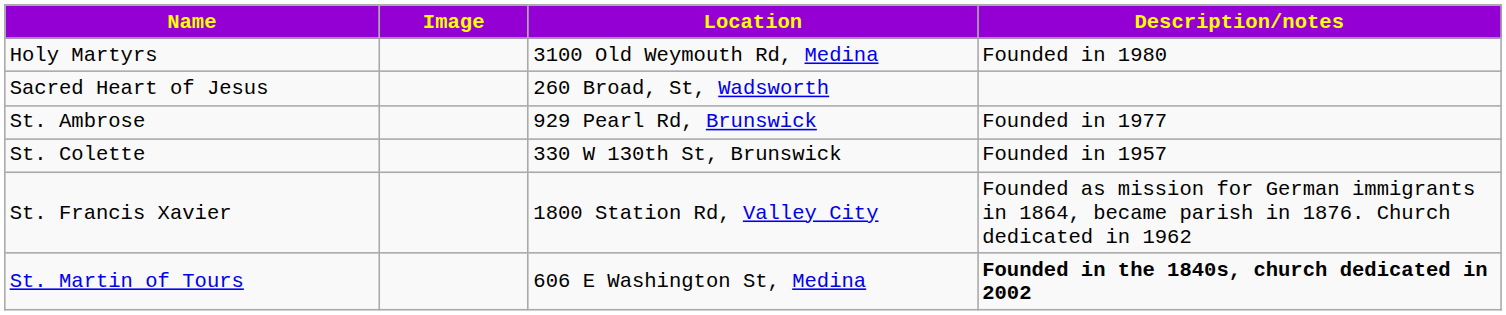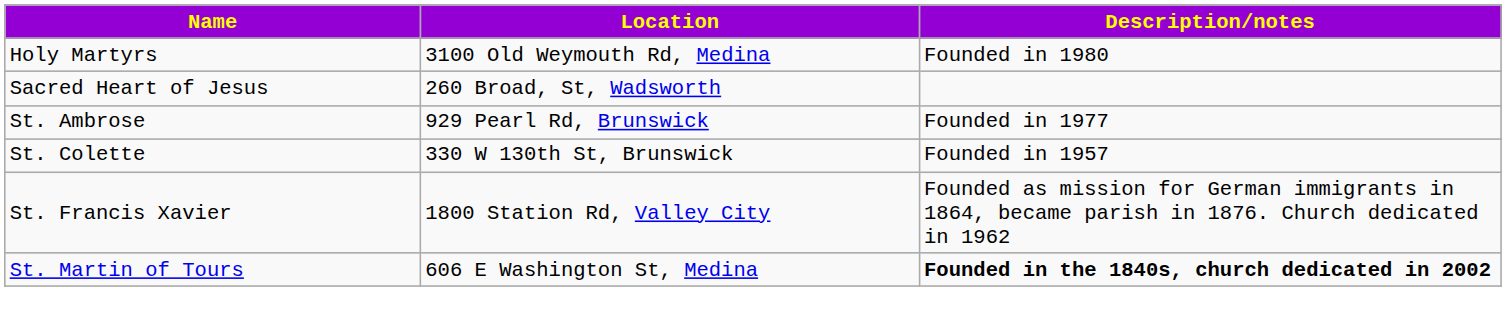- column: (454, 22)
